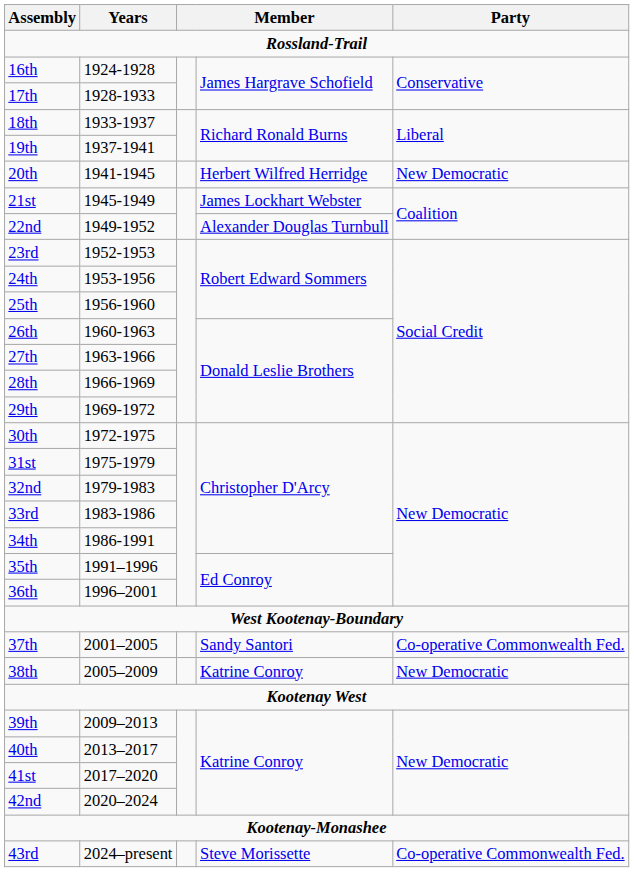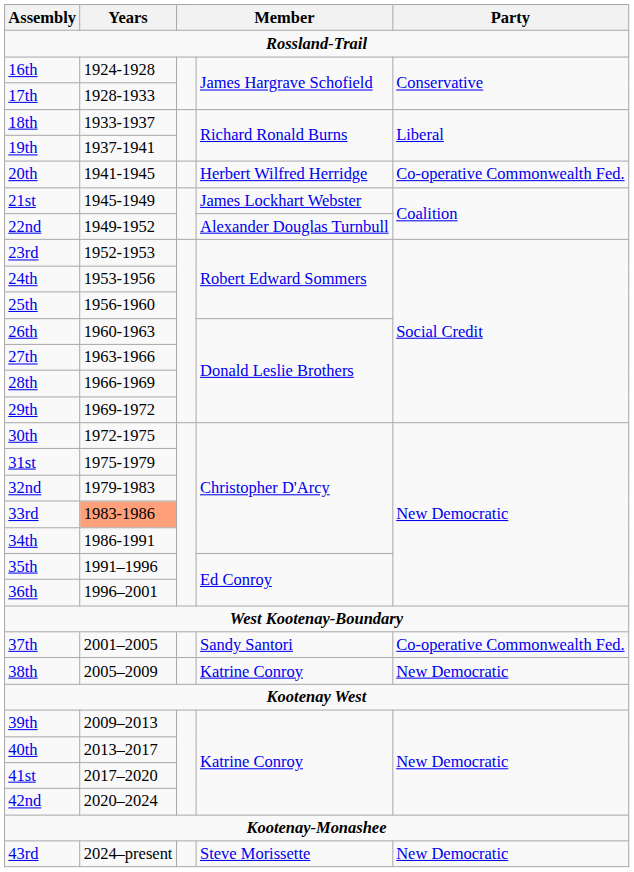(452, 174) New Democratic -> (510, 174) Co-operative Commonwealth Fed.
(119, 514) no background -> (119, 514) lightsalmon background
(510, 853) Co-operative Commonwealth Fed. -> (452, 853) New Democratic
